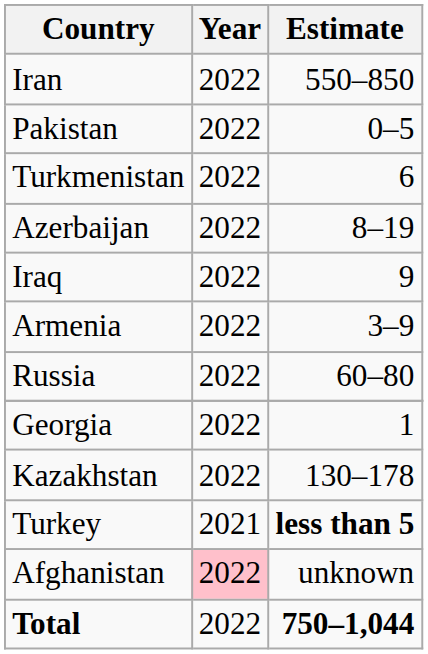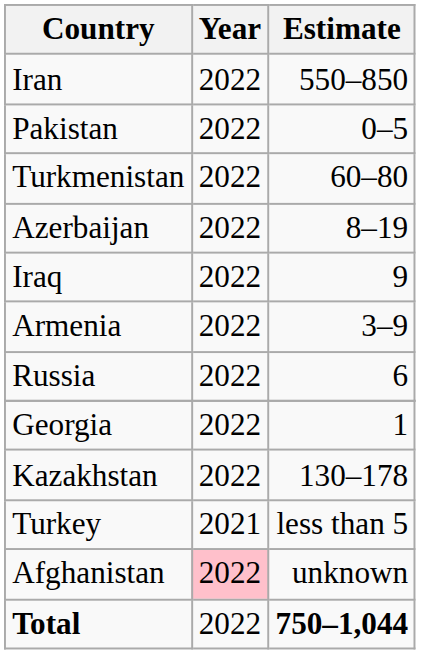(406, 177) 6 -> (369, 177) 60–80
(375, 375) 60–80 -> (400, 375) 6
(345, 524) bold -> (342, 524) normal
